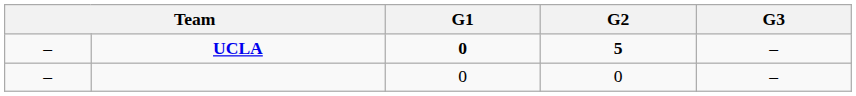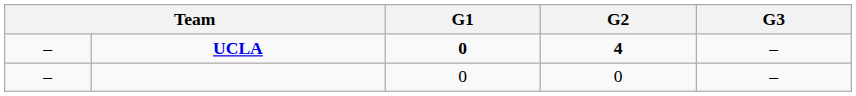(618, 48) 5 -> (618, 48) 4
